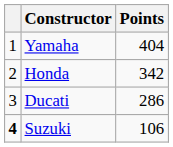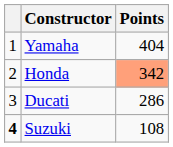(152, 73) no background -> (152, 73) lightsalmon background
(152, 128) 106 -> (152, 128) 108
